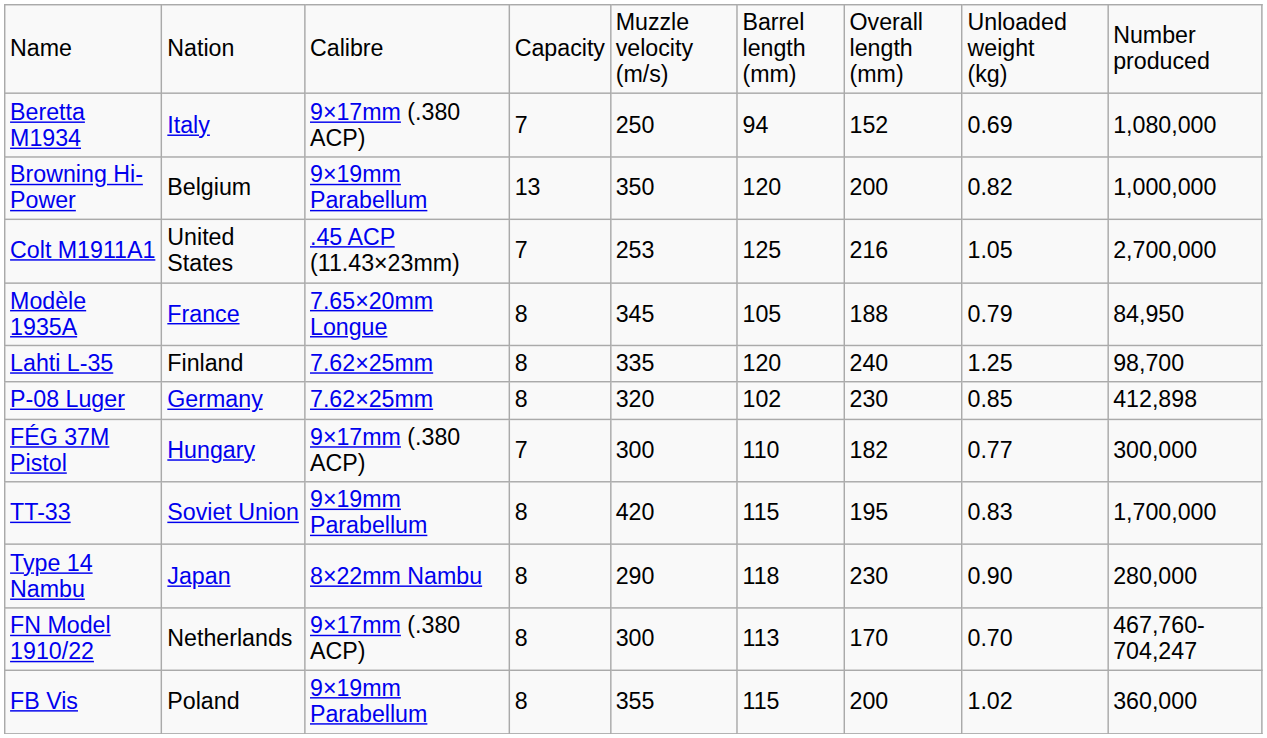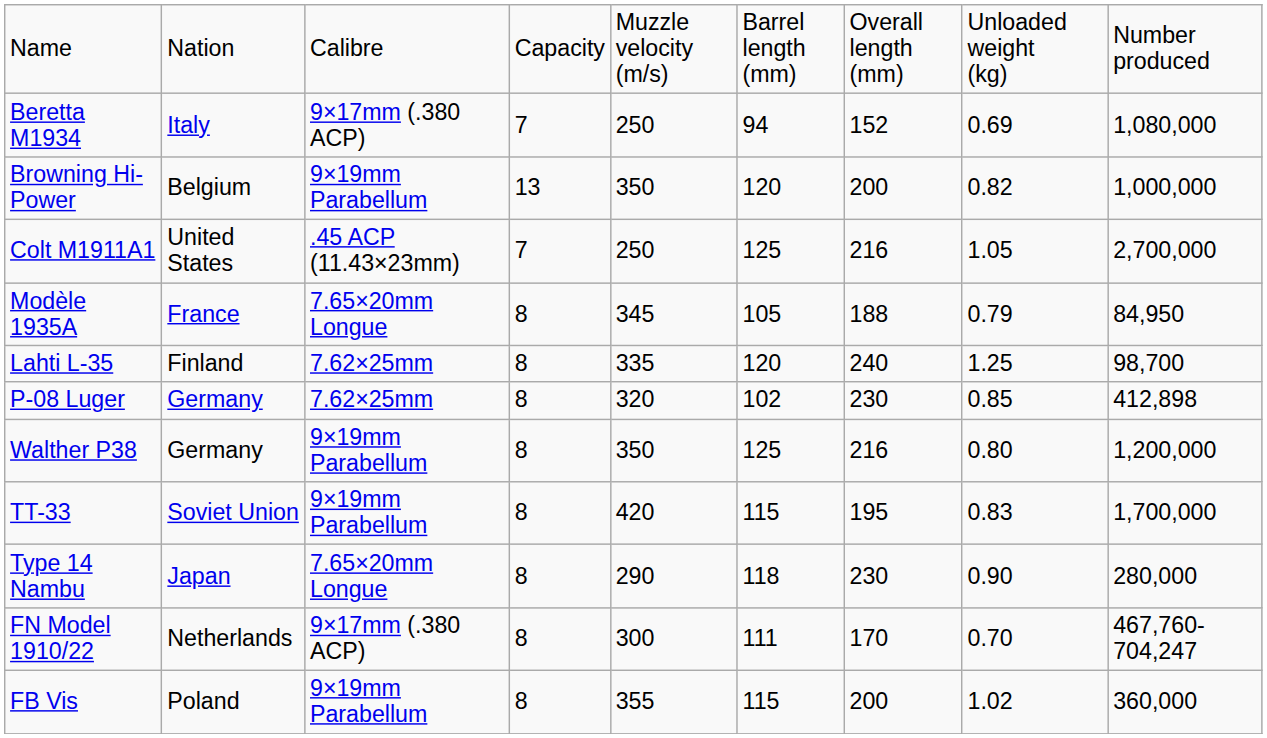(635, 250) 253 -> (635, 250) 250
+ row: (73, 450)
- row: (60, 450)
(396, 575) 8×22mm Nambu -> (372, 575) 7.65×20mm Longue
(761, 638) 113 -> (760, 638) 111
